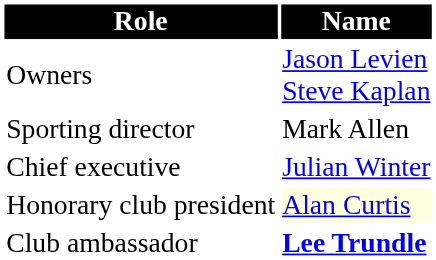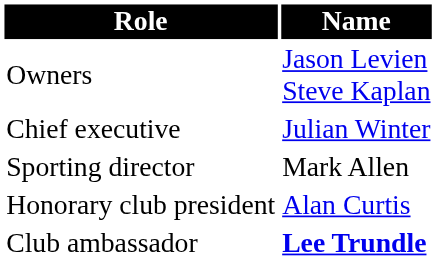rows swapped: (93, 166) <-> (100, 128)
(346, 204) lightyellow background -> (346, 204) no background
